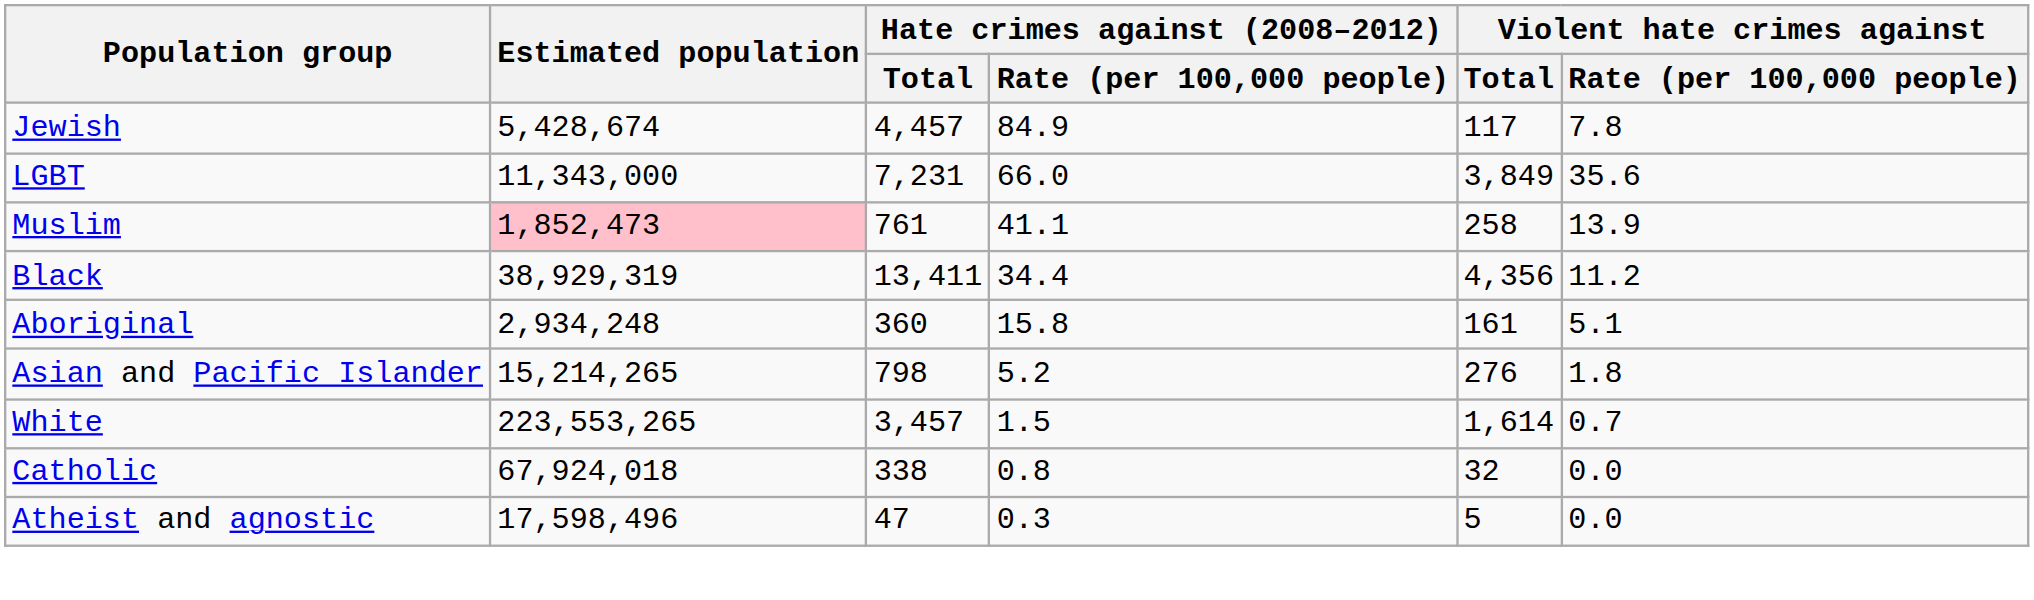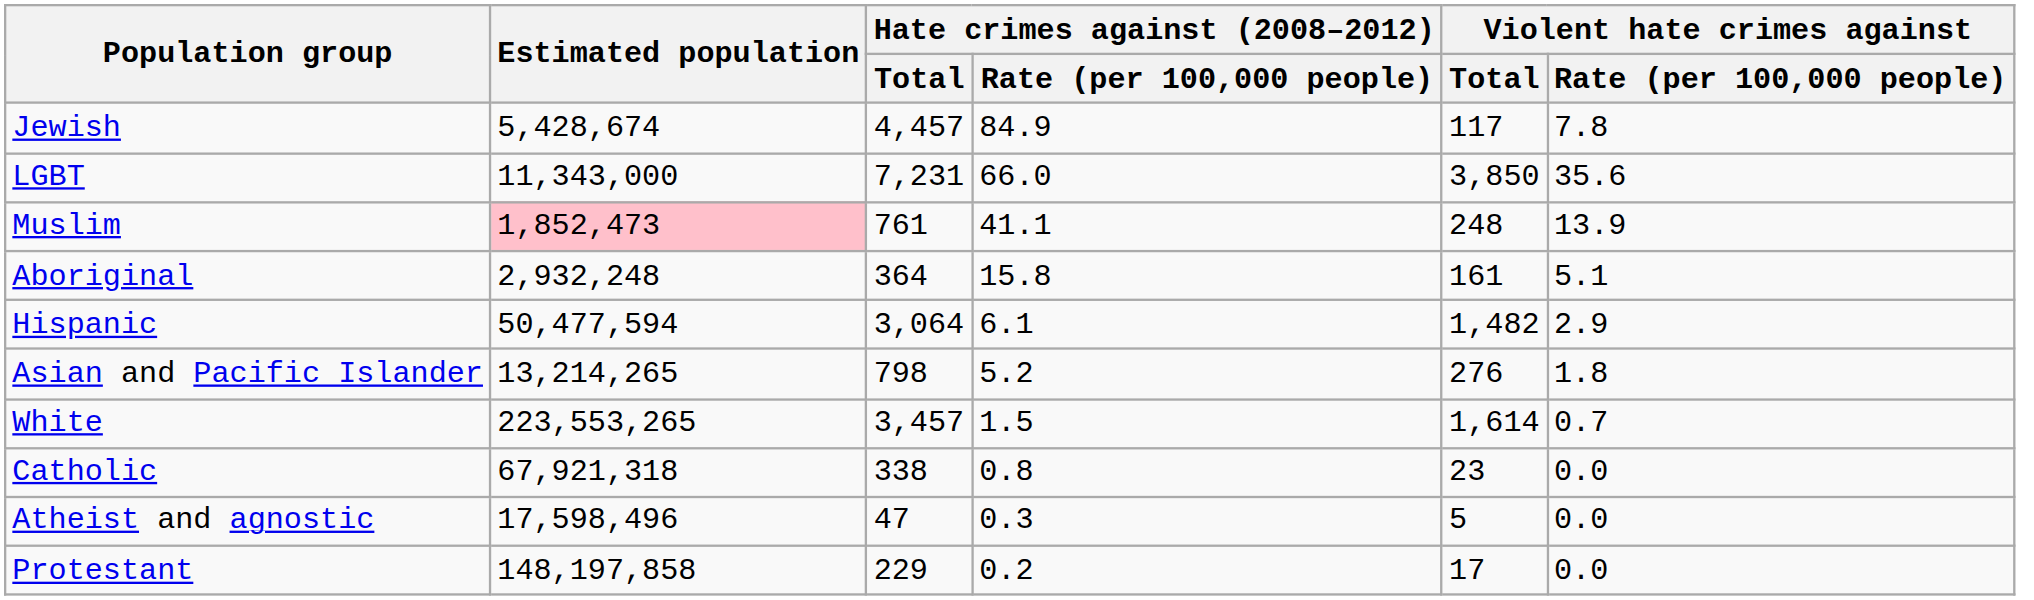(1509, 177) 3,849 -> (1494, 177) 3,850
(1491, 226) 258 -> (1476, 226) 248
- row: (58, 276)
(579, 325) 2,934,248 -> (579, 276) 2,932,248
(901, 325) 360 -> (901, 276) 364
+ row: (85, 325)
(588, 374) 15,214,265 -> (588, 374) 13,214,265
(588, 472) 67,924,018 -> (588, 472) 67,921,318
(1482, 472) 32 -> (1467, 472) 23
+ row: (103, 570)
